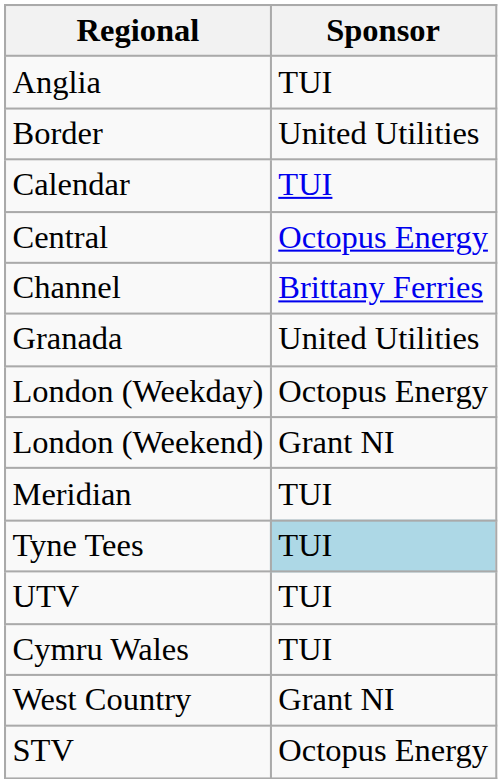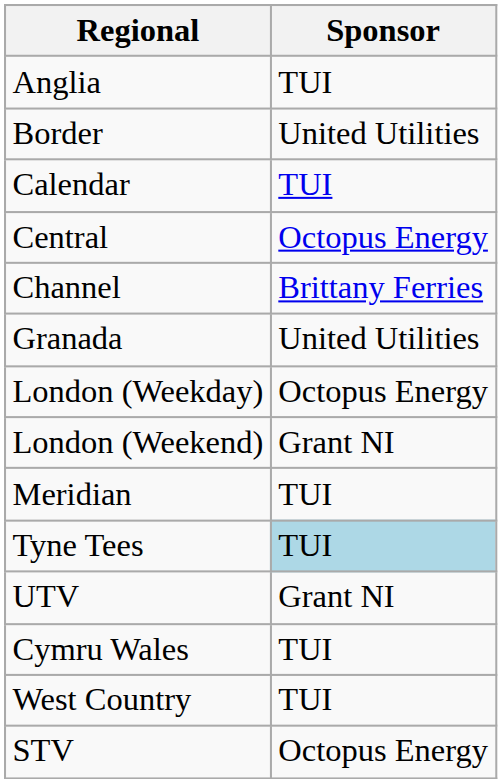(305, 596) TUI -> (336, 596) Grant NI
(336, 699) Grant NI -> (305, 699) TUI
